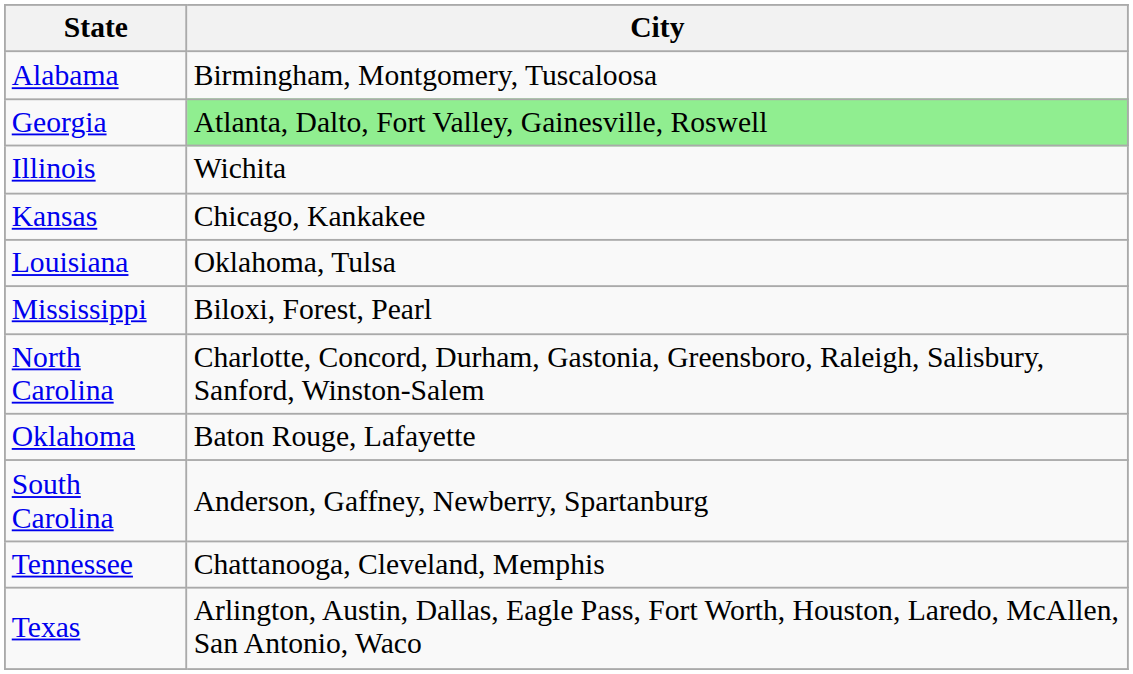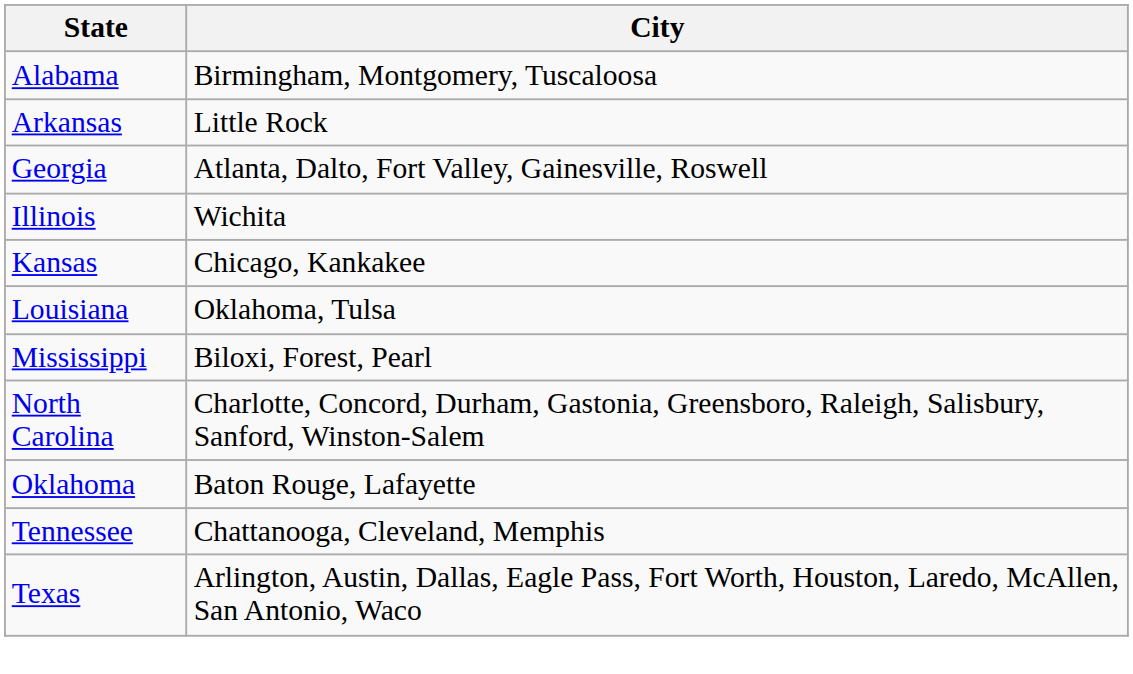+ row: (67, 121)
(481, 121) lightgreen background -> (481, 168) no background
- row: (63, 500)
